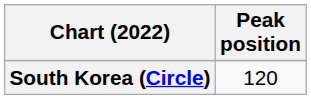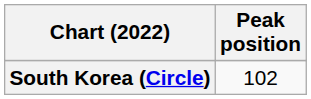(261, 77) 120 -> (261, 77) 102
